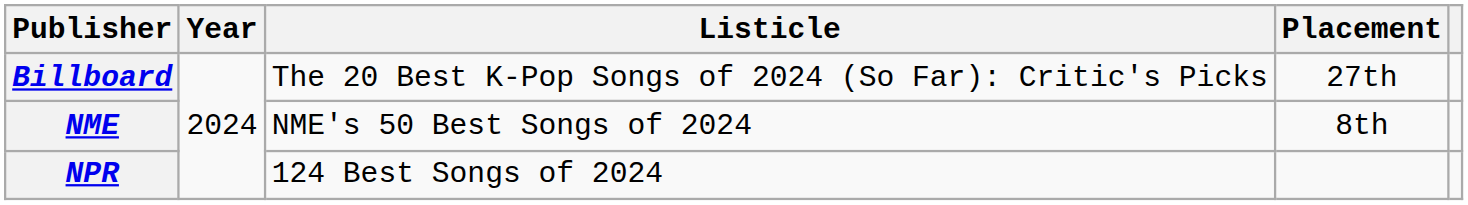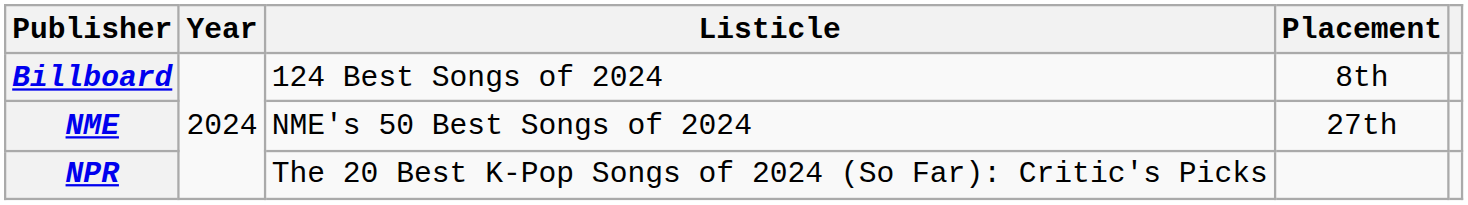(770, 78) The 20 Best K-Pop Songs of 2024 (So Far): Critic's Picks -> (467, 78) 124 Best Songs of 2024
(1362, 78) 27th -> (1362, 78) 8th
(1362, 126) 8th -> (1362, 126) 27th
(467, 174) 124 Best Songs of 2024 -> (770, 174) The 20 Best K-Pop Songs of 2024 (So Far): Critic's Picks
